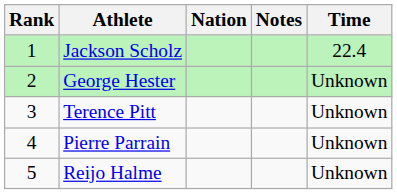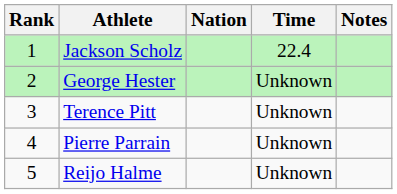columns swapped: (349, 19) <-> (279, 19)
